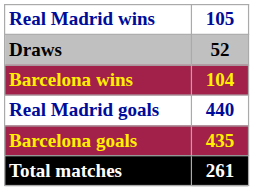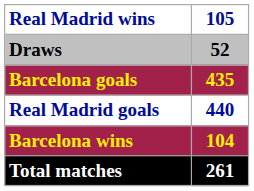rows swapped: (71, 79) <-> (73, 140)
